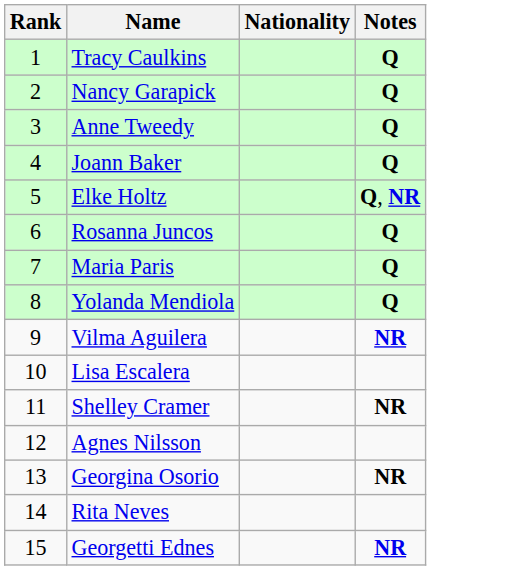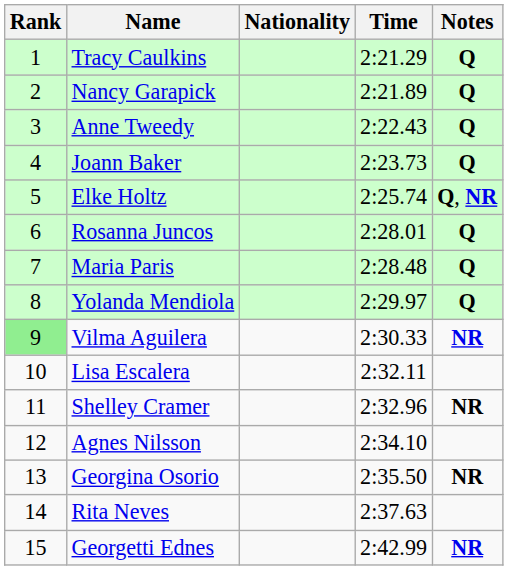+ column: (394, 22)
(36, 337) no background -> (36, 337) lightgreen background
